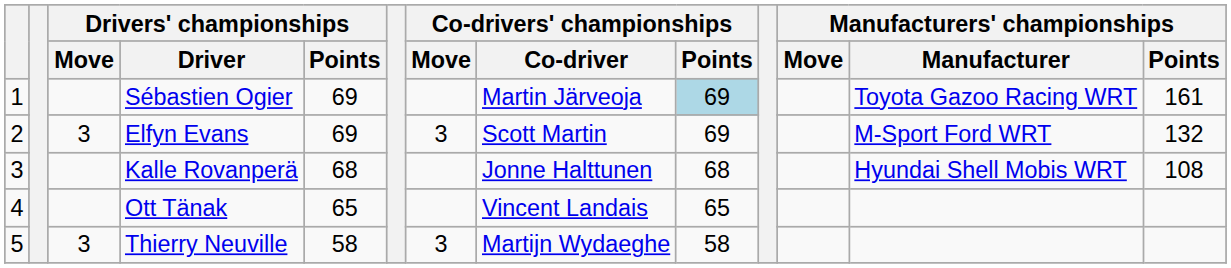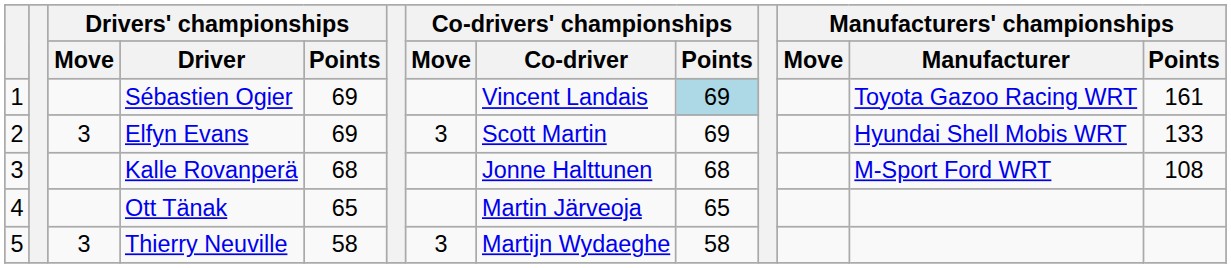(562, 97) Martin Järveoja -> (565, 97) Vincent Landais
(953, 134) M-Sport Ford WRT -> (991, 134) Hyundai Shell Mobis WRT
(1184, 134) 132 -> (1184, 134) 133
(991, 170) Hyundai Shell Mobis WRT -> (953, 170) M-Sport Ford WRT
(565, 207) Vincent Landais -> (562, 207) Martin Järveoja
